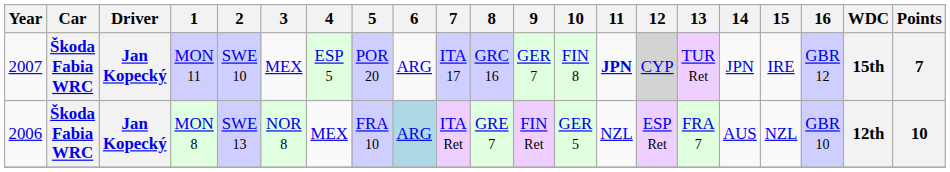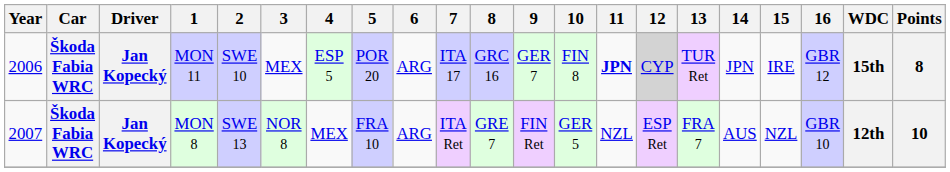(25, 66) 2007 -> (25, 66) 2006
(919, 66) 7 -> (919, 66) 8
(25, 134) 2006 -> (25, 134) 2007
(414, 134) lightblue background -> (414, 134) no background
